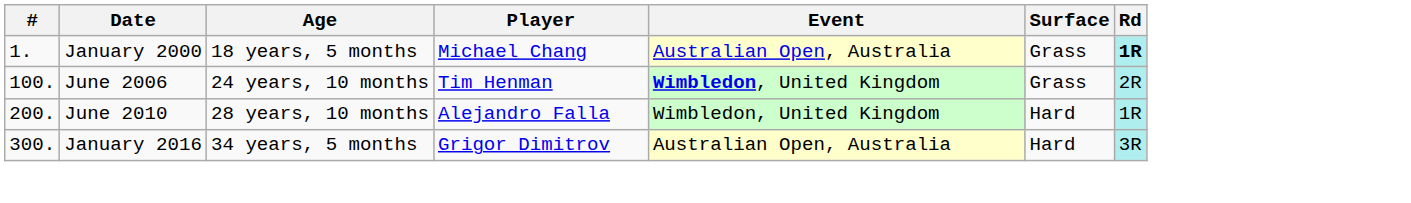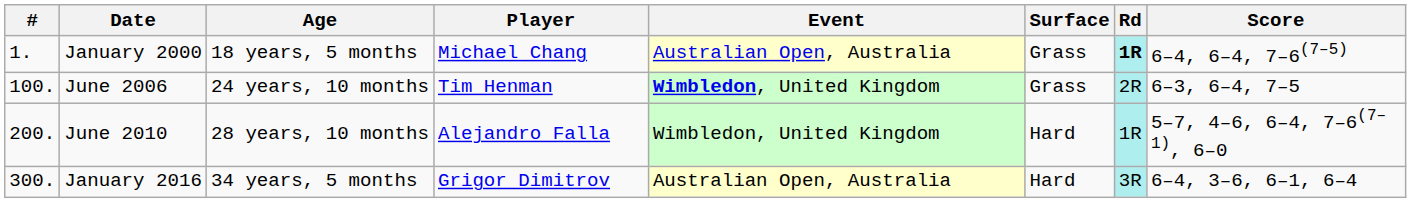+ column: (1276, 20)
